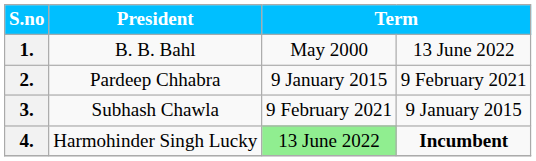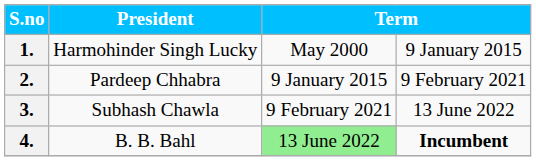(155, 49) B. B. Bahl -> (155, 49) Harmohinder Singh Lucky
(464, 49) 13 June 2022 -> (464, 49) 9 January 2015
(464, 110) 9 January 2015 -> (464, 110) 13 June 2022
(155, 140) Harmohinder Singh Lucky -> (155, 140) B. B. Bahl
